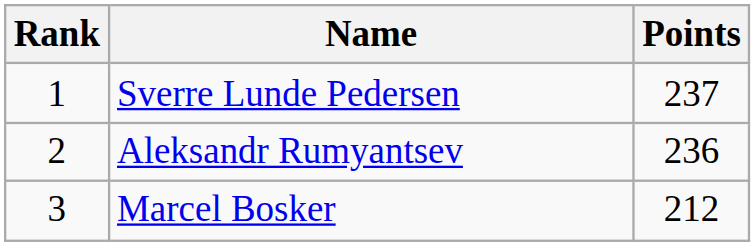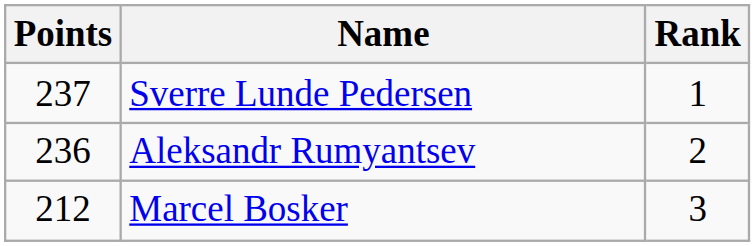columns swapped: (57, 33) <-> (692, 33)
